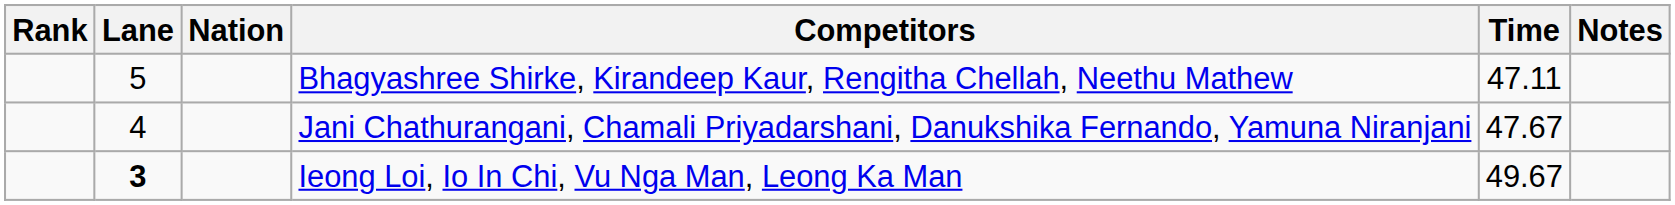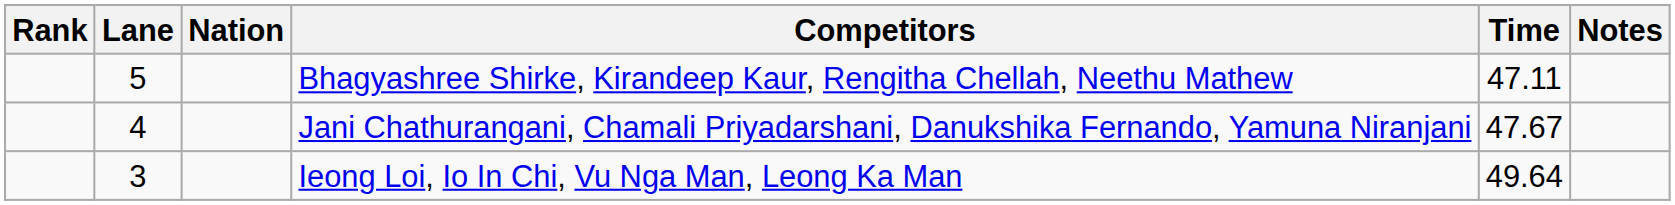(138, 176) bold -> (138, 176) normal
(1524, 176) 49.67 -> (1524, 176) 49.64
